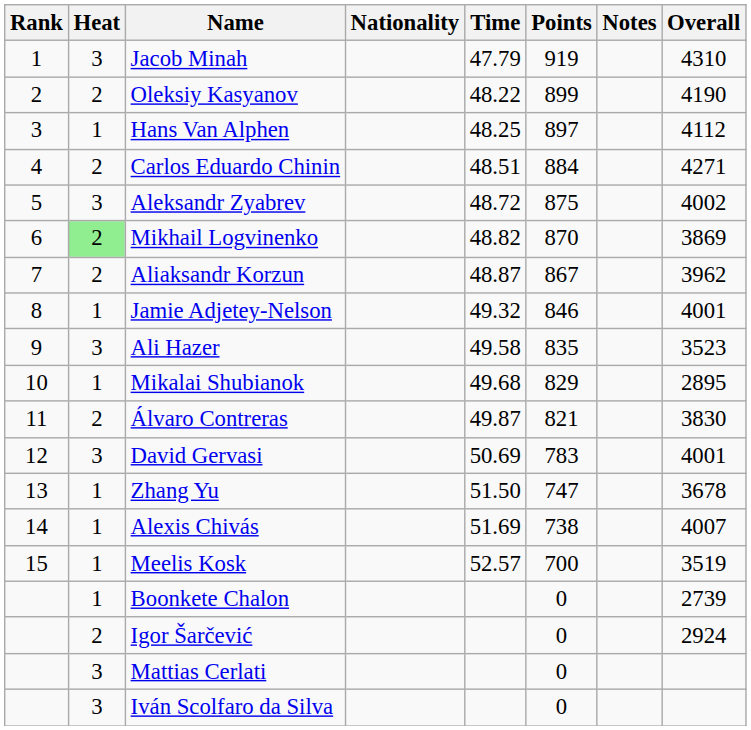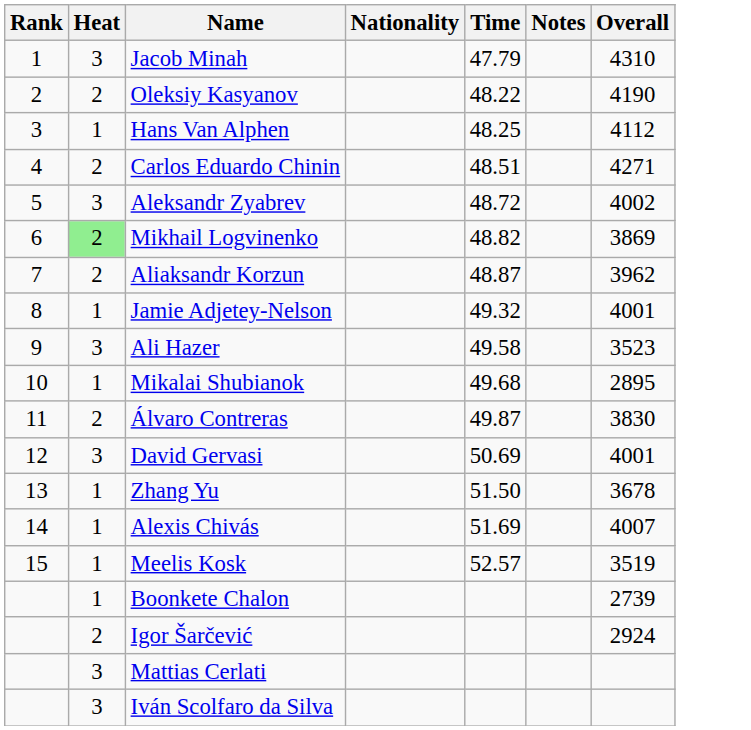- column: (562, 22)
